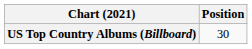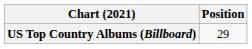(223, 33) 30 -> (223, 33) 29
